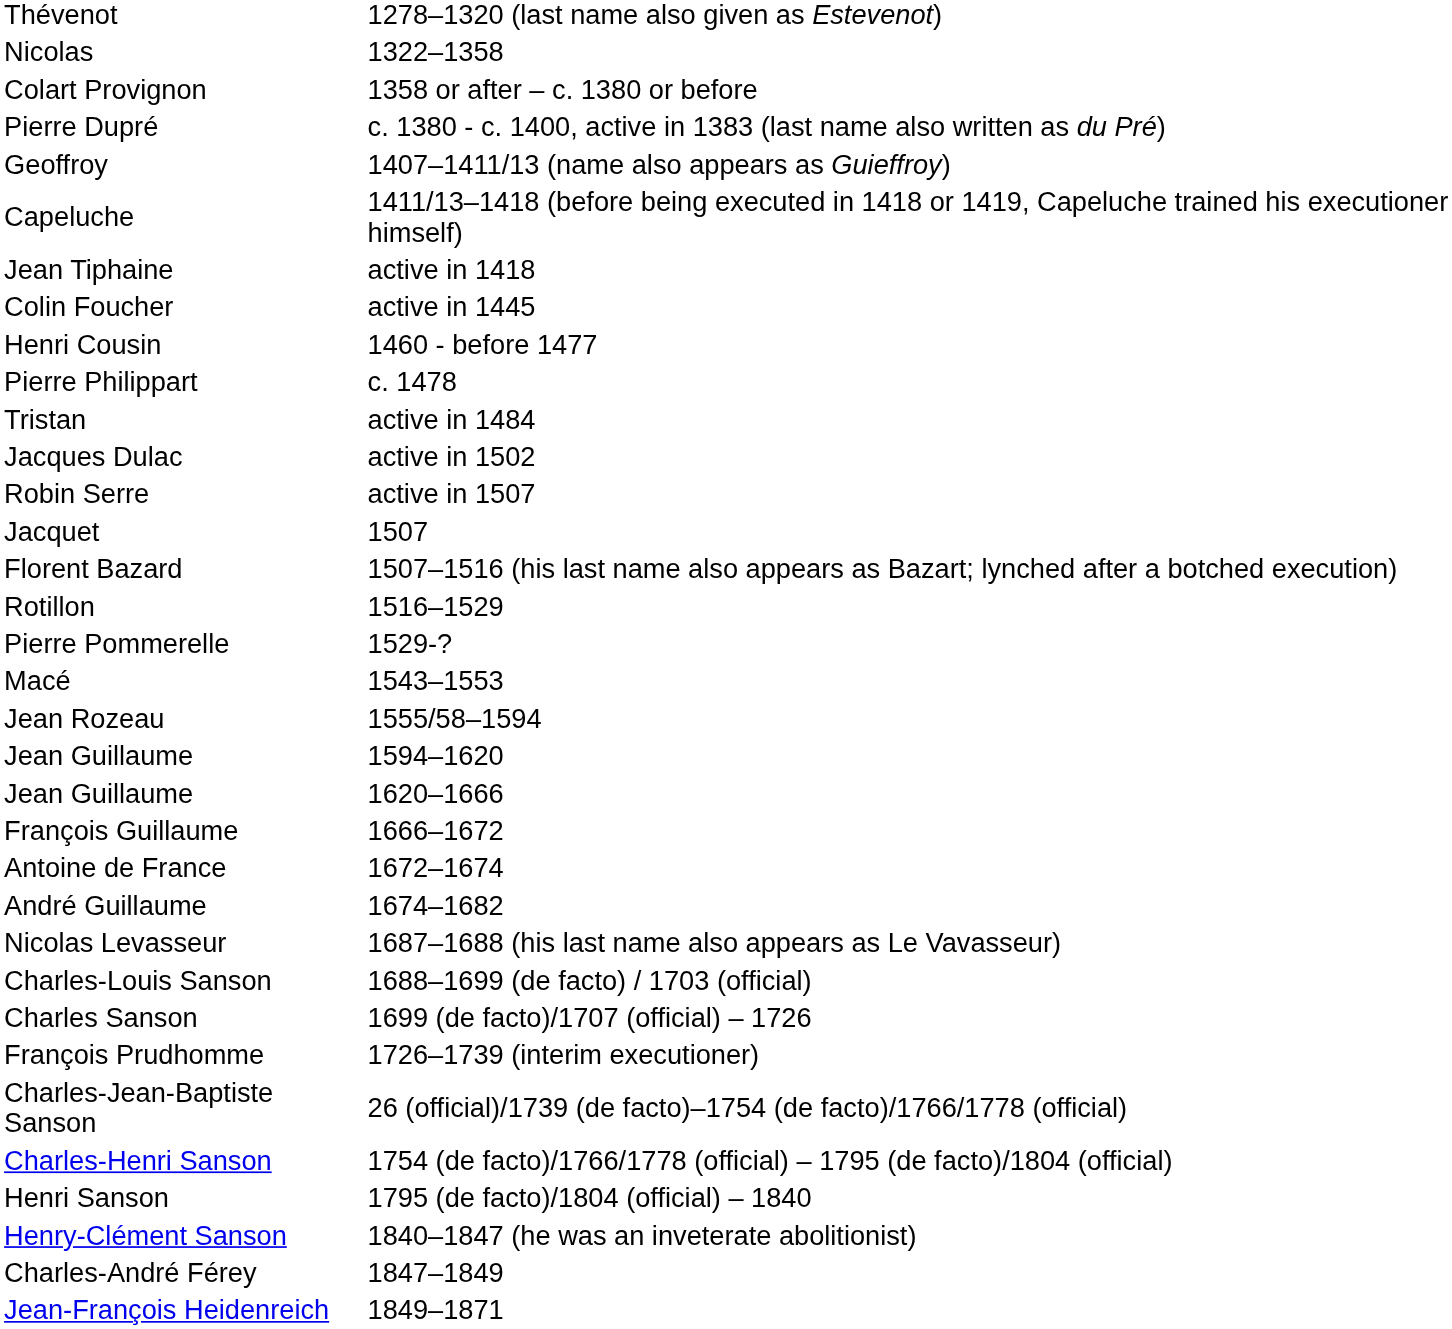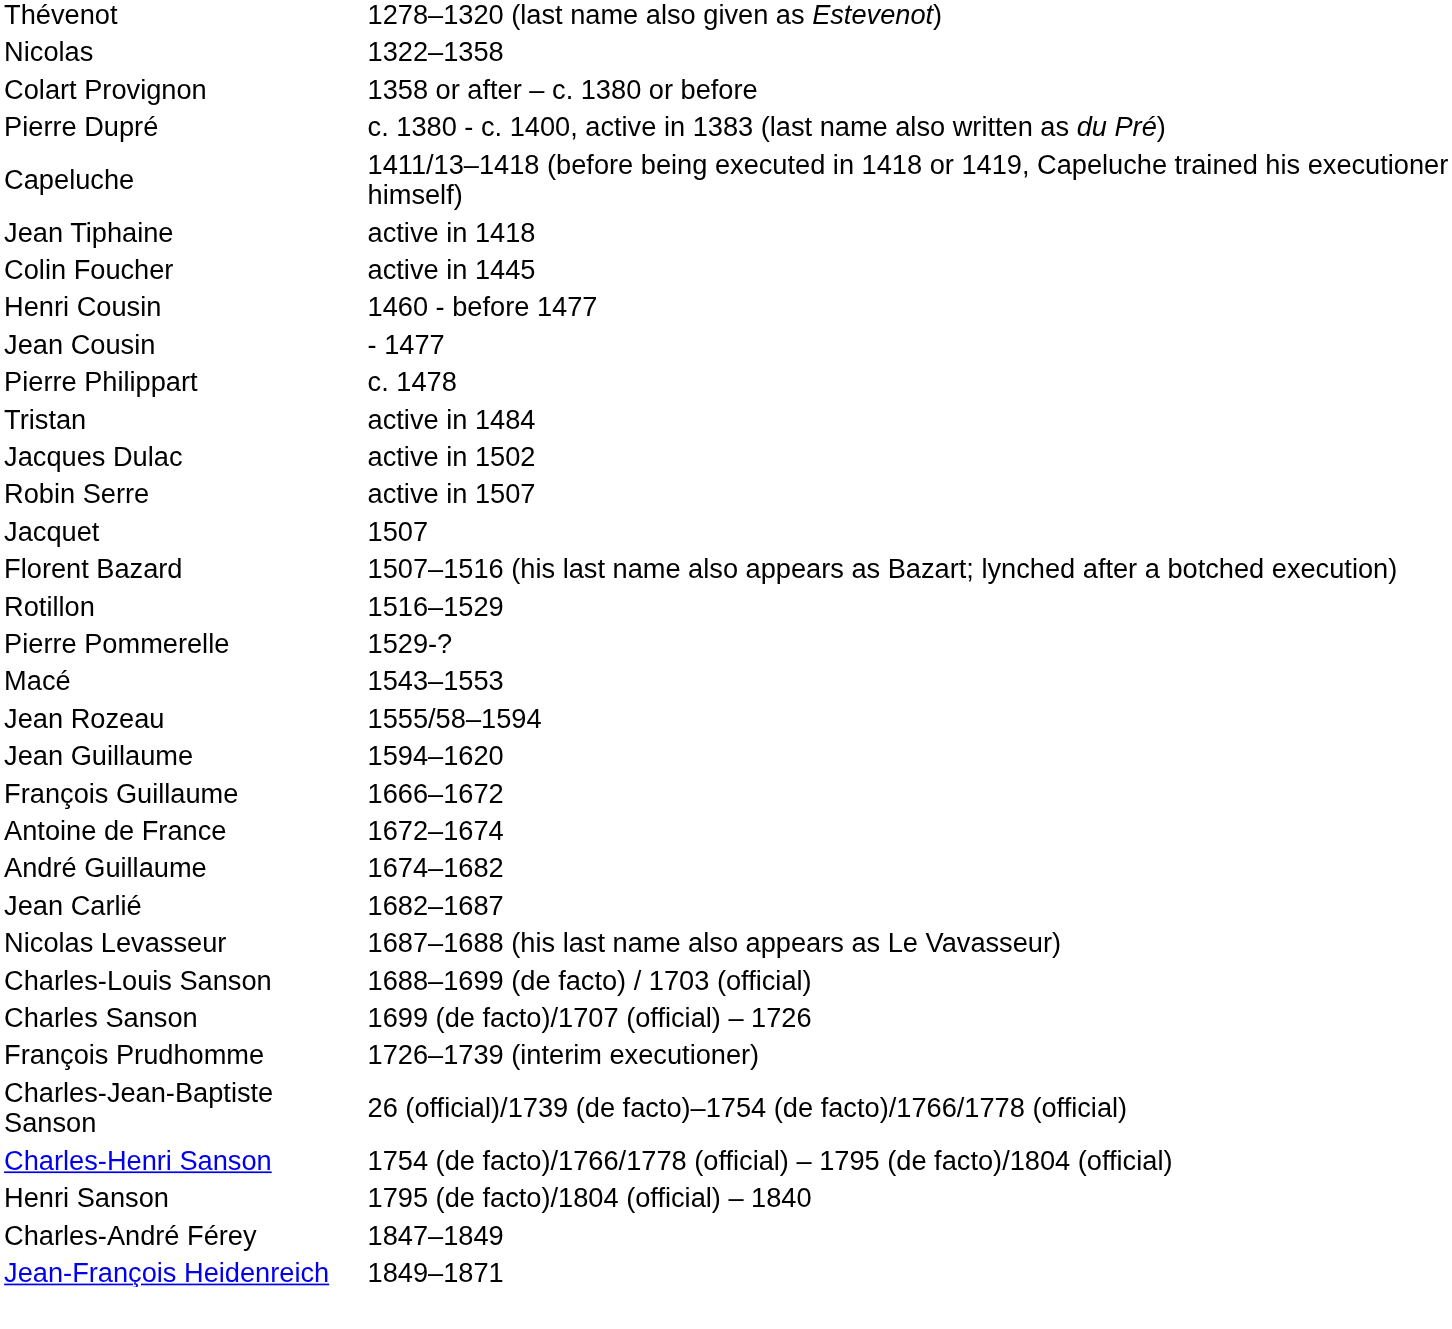- row: (659, 164)
+ row: (406, 344)
- row: (436, 793)
+ row: (436, 905)
- row: (642, 1235)
